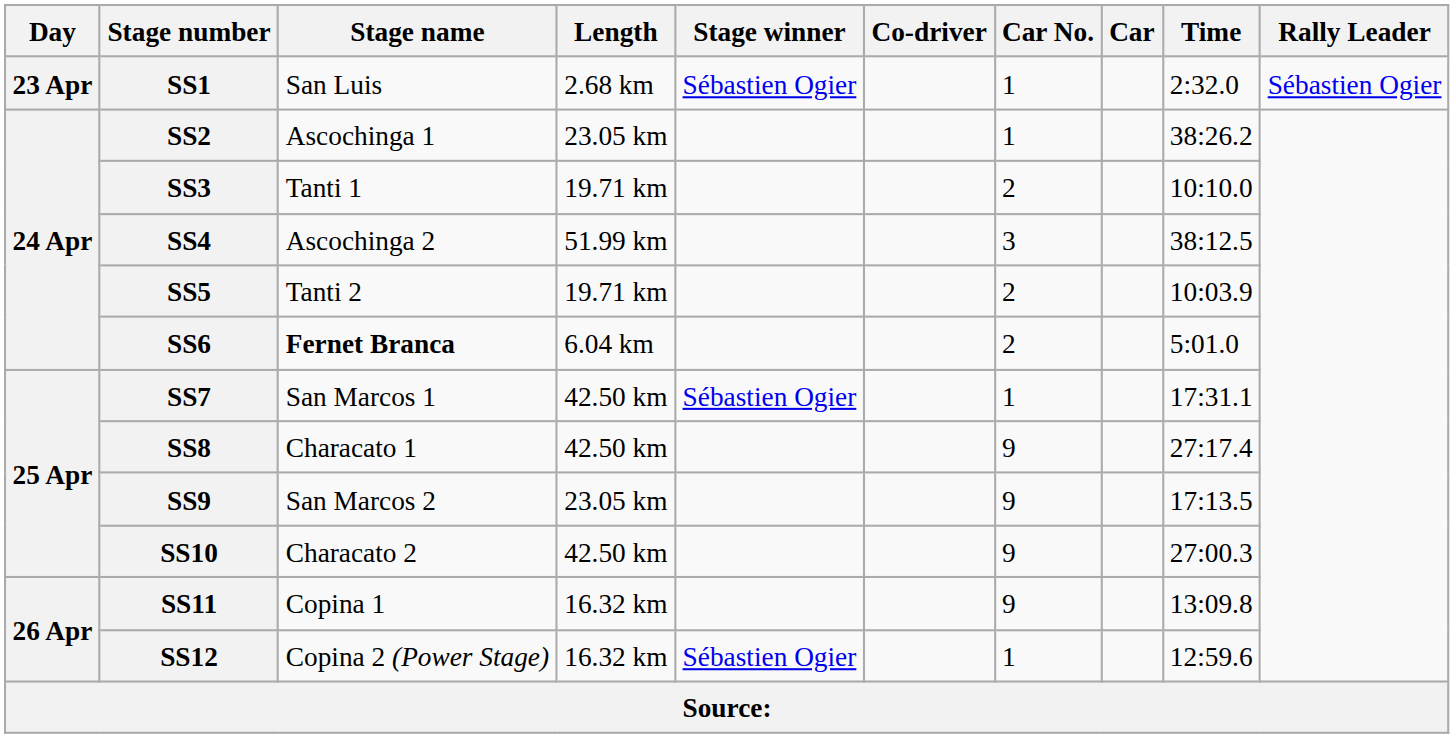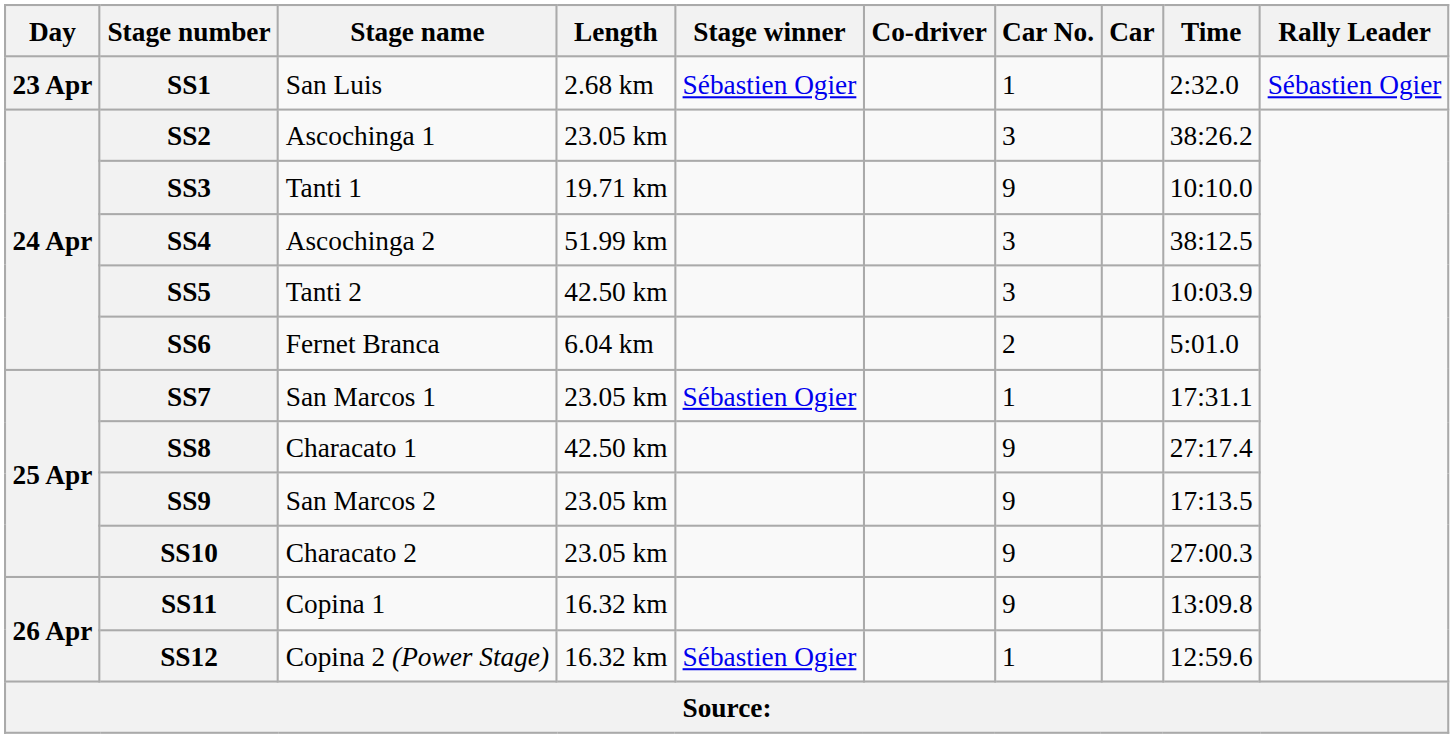(1009, 136) 1 -> (1009, 136) 3
(1009, 188) 2 -> (1009, 188) 9
(616, 292) 19.71 km -> (616, 292) 42.50 km
(1009, 292) 2 -> (1009, 292) 3
(370, 342) bold -> (363, 344) normal
(616, 396) 42.50 km -> (616, 396) 23.05 km
(616, 552) 42.50 km -> (616, 552) 23.05 km
